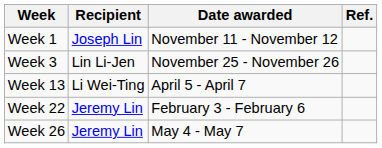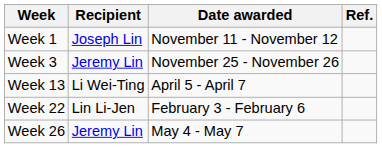(103, 62) Lin Li-Jen -> (107, 62) Jeremy Lin
(107, 108) Jeremy Lin -> (103, 108) Lin Li-Jen
